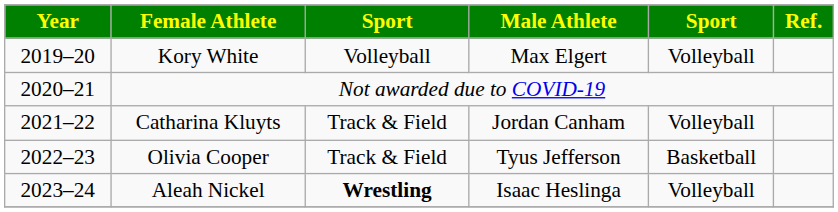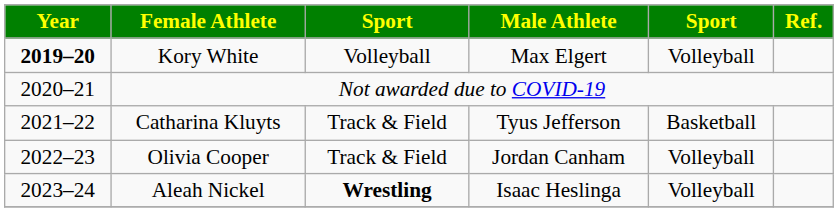(58, 55) normal -> (58, 55) bold
(559, 122) Jordan Canham -> (559, 122) Tyus Jefferson
(711, 122) Volleyball -> (711, 122) Basketball
(559, 156) Tyus Jefferson -> (559, 156) Jordan Canham
(711, 156) Basketball -> (711, 156) Volleyball
